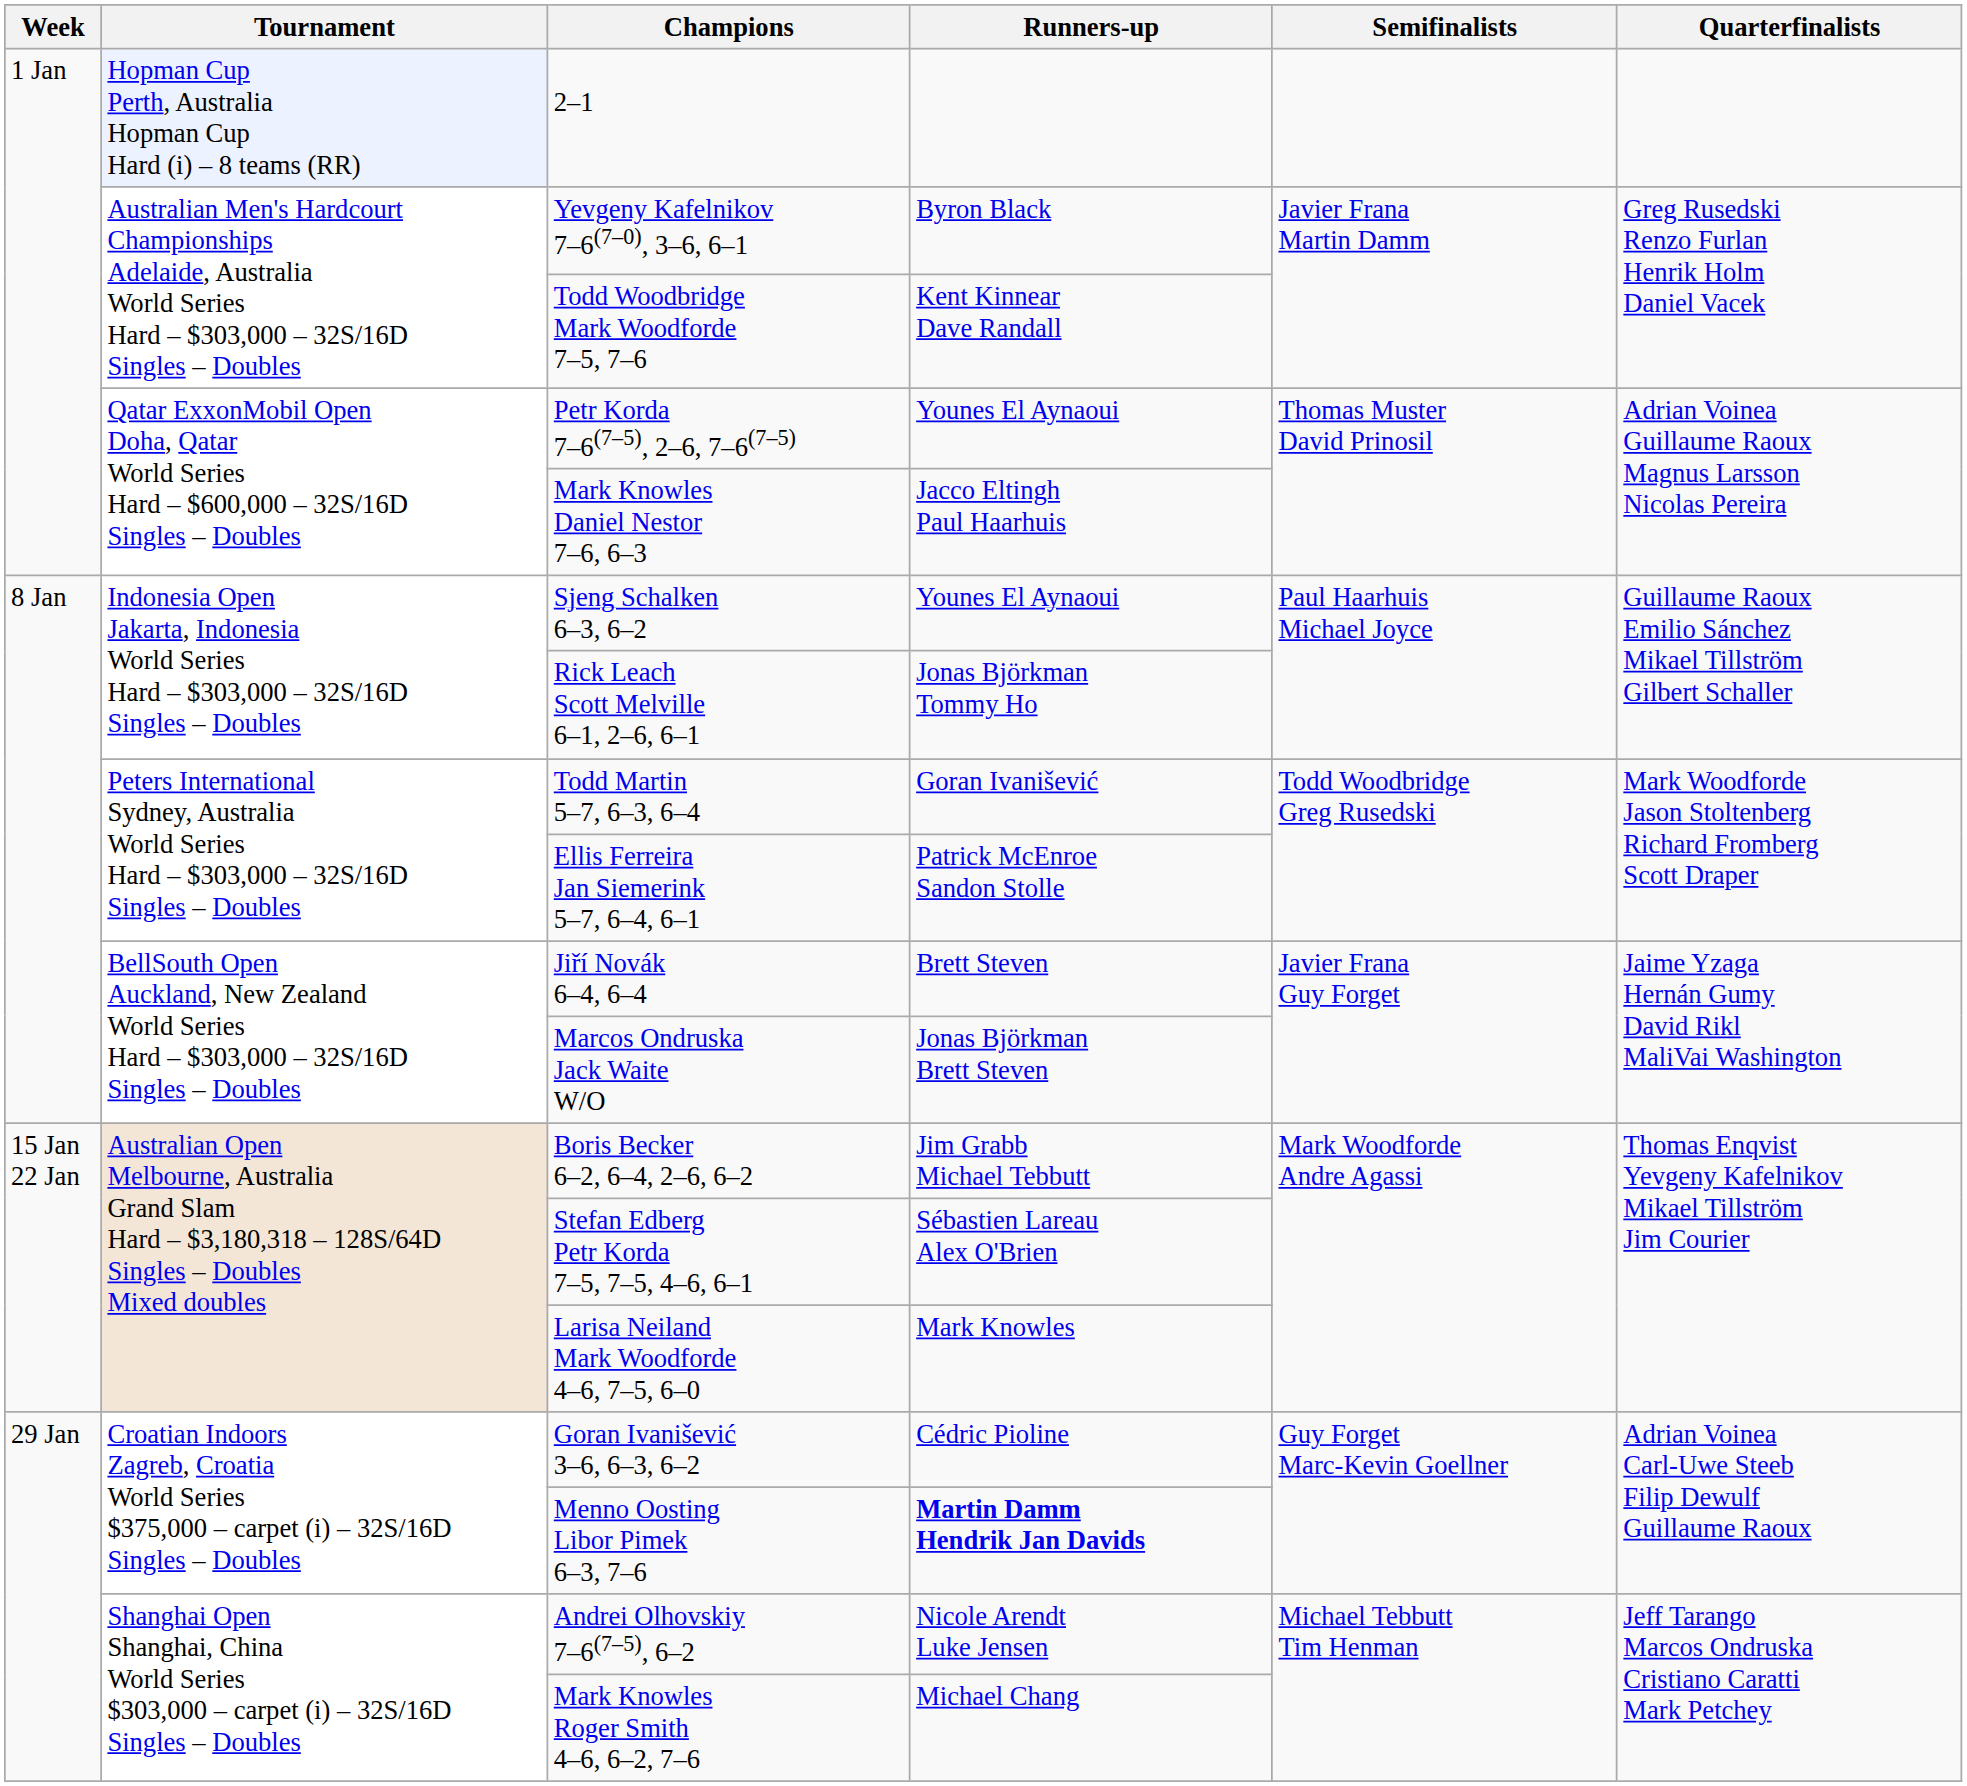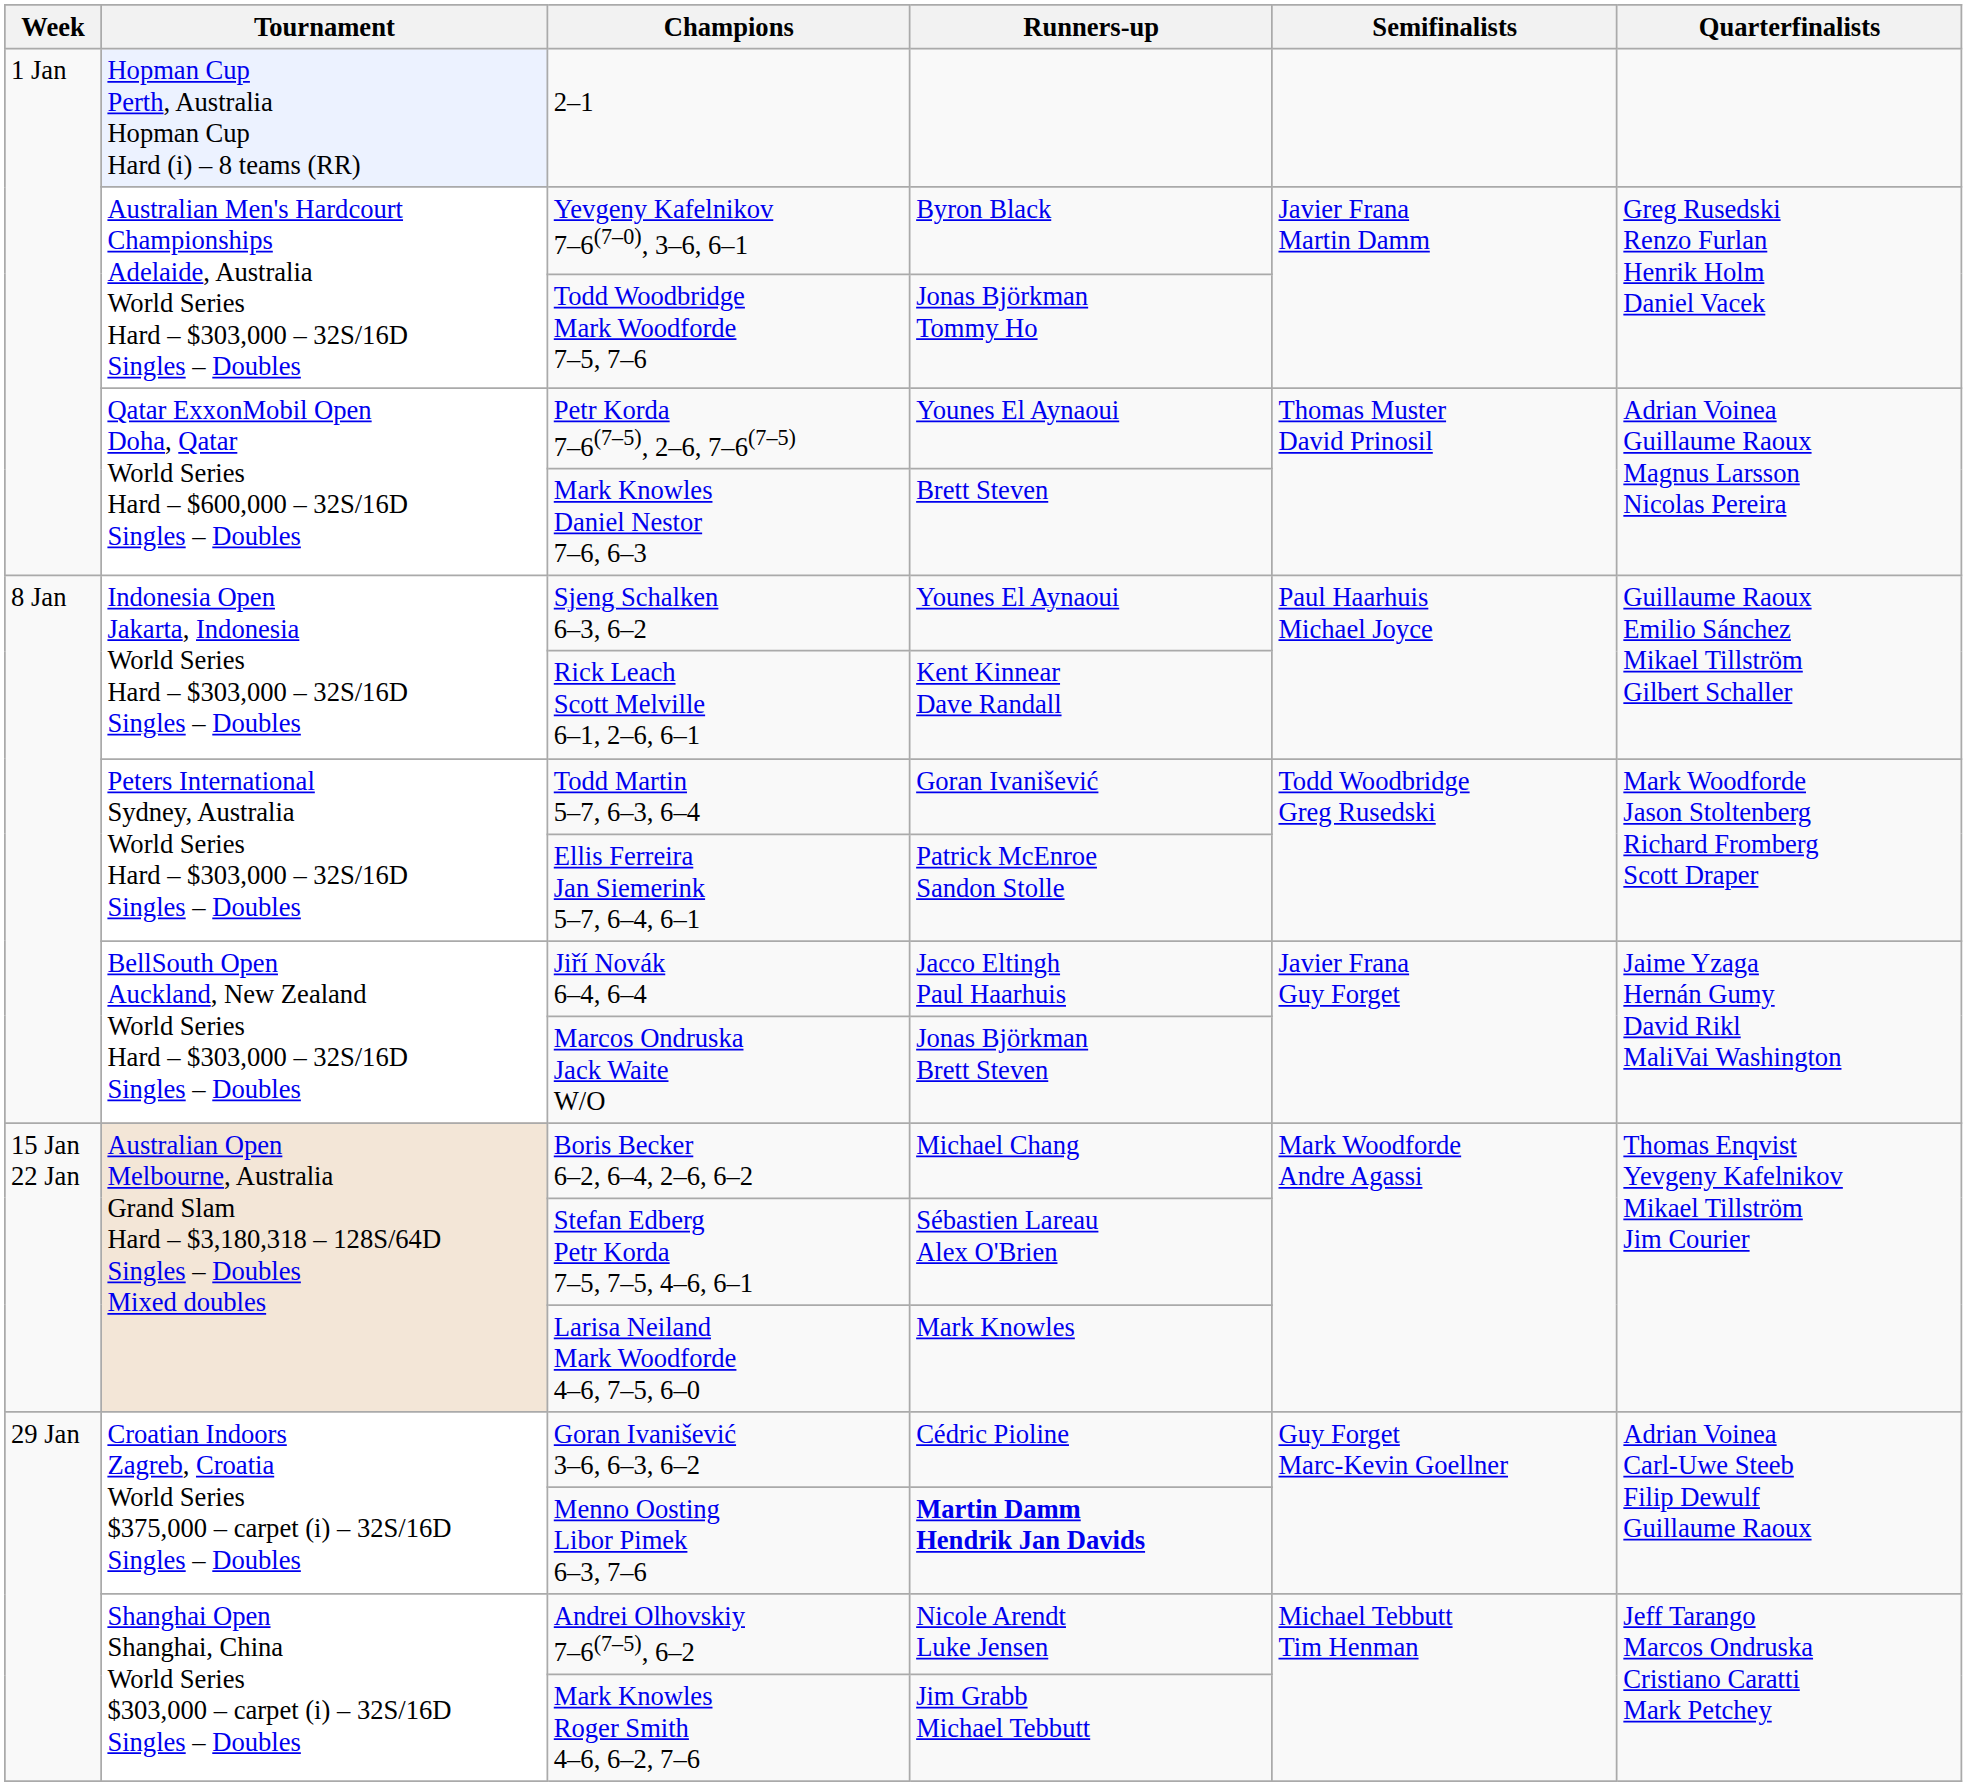(989, 311) Kent Kinnear Dave Randall -> (1002, 311) Jonas Björkman Tommy Ho
(991, 506) Jacco Eltingh Paul Haarhuis -> (982, 490) Brett Steven
(1002, 688) Jonas Björkman Tommy Ho -> (989, 688) Kent Kinnear Dave Randall
(982, 962) Brett Steven -> (991, 977) Jacco Eltingh Paul Haarhuis
(1003, 1160) Jim Grabb Michael Tebbutt -> (998, 1144) Michael Chang
(998, 1696) Michael Chang -> (1003, 1712) Jim Grabb Michael Tebbutt
